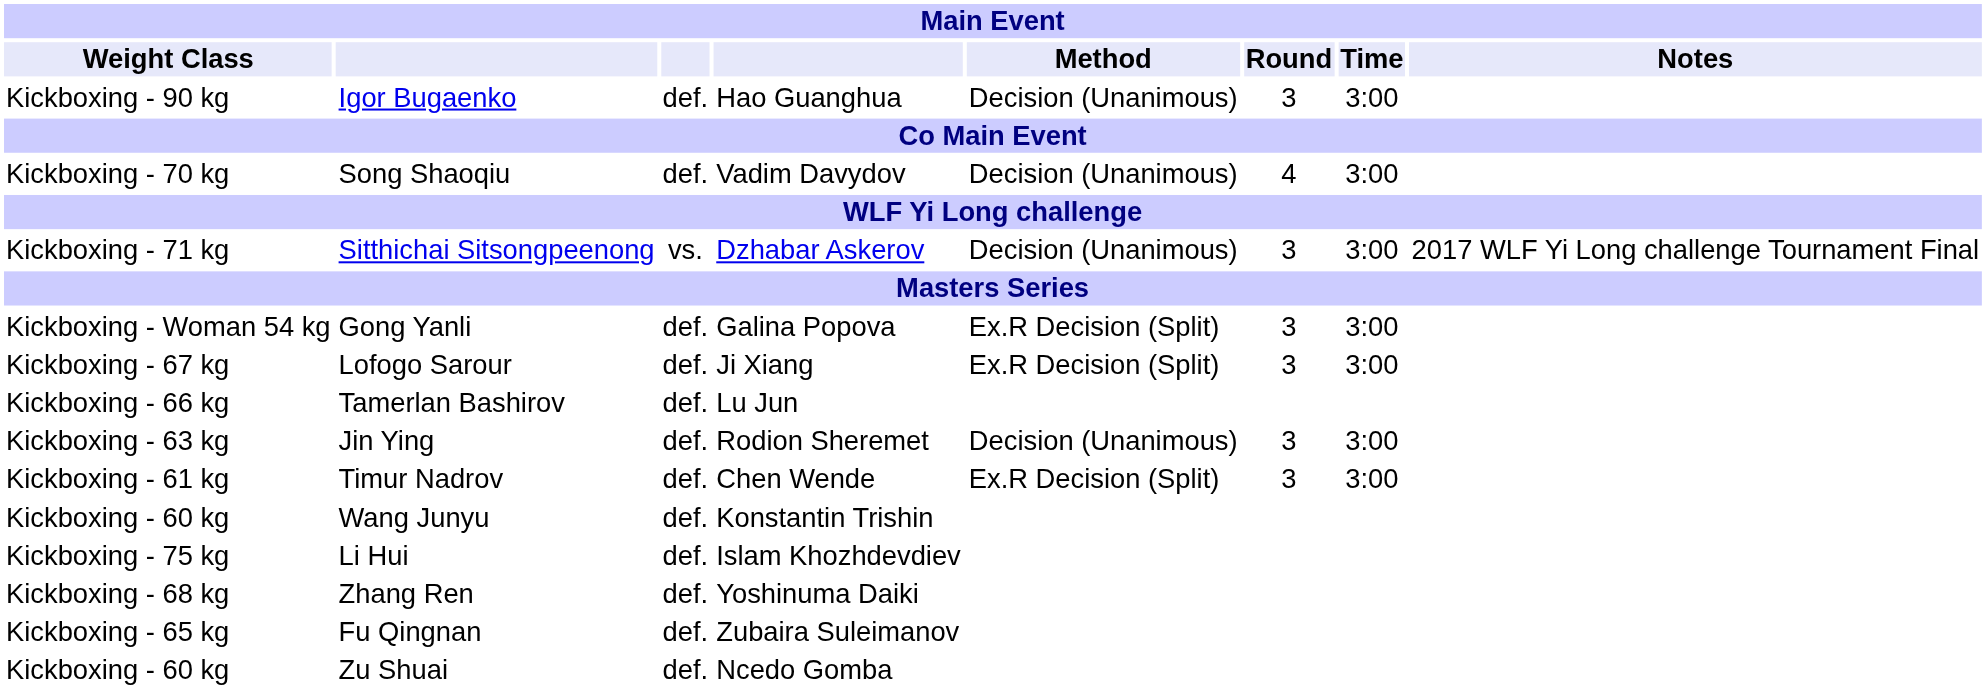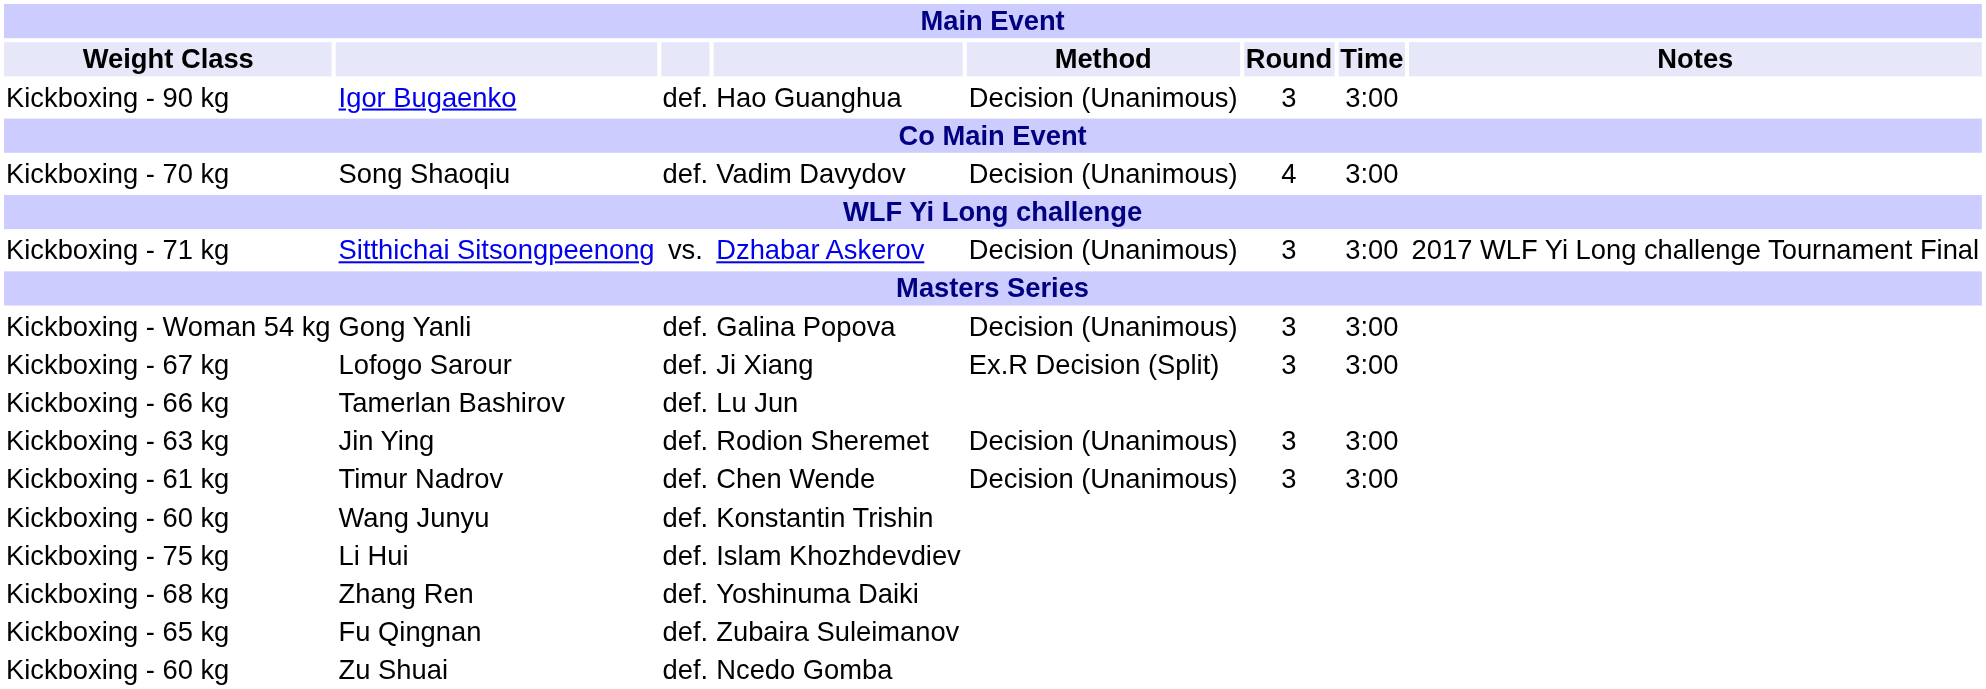(1094, 327) Ex.R Decision (Split) -> (1103, 327) Decision (Unanimous)
(1094, 479) Ex.R Decision (Split) -> (1103, 479) Decision (Unanimous)
